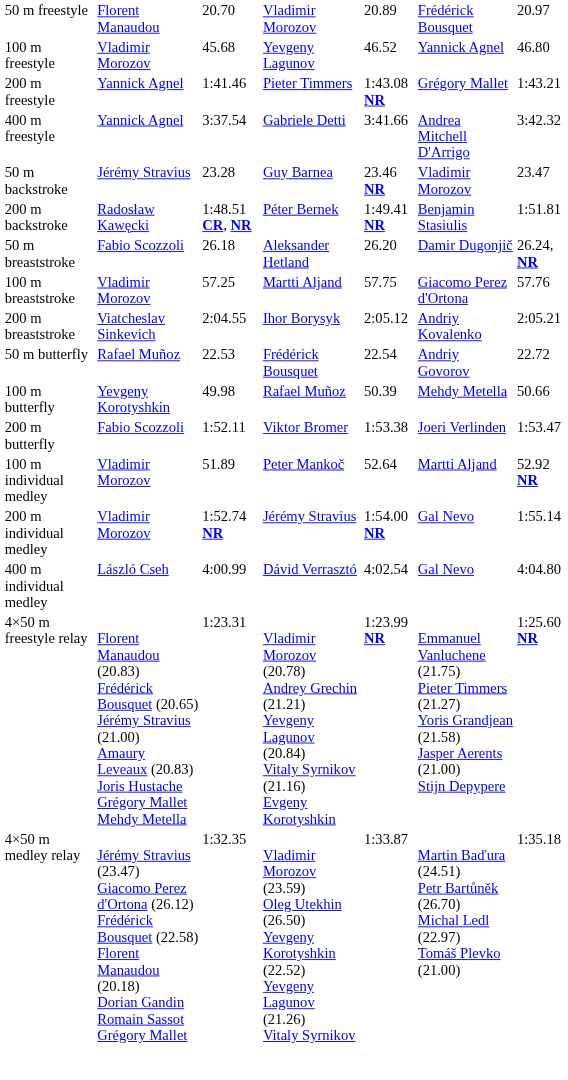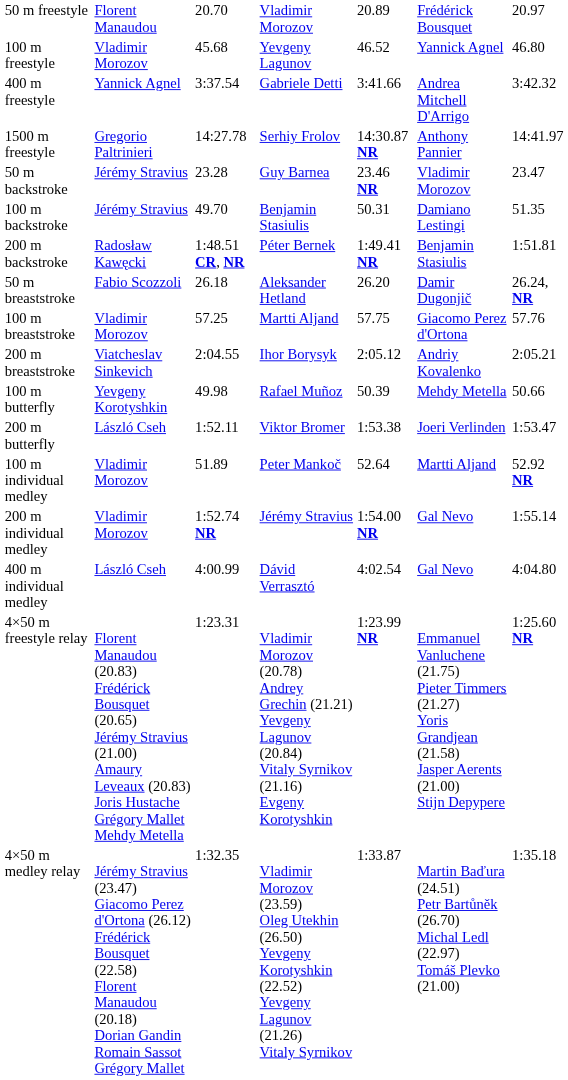- row: (30, 91)
+ row: (30, 144)
+ row: (36, 217)
- row: (46, 354)
(141, 427) Fabio Scozzoli -> (130, 427) László Cseh
